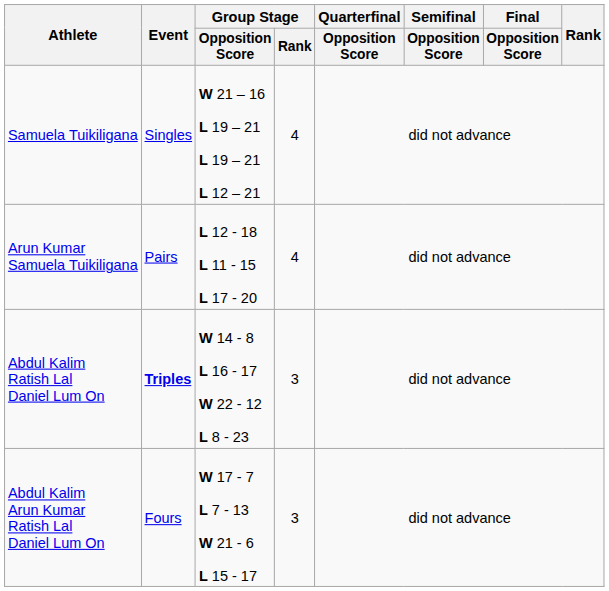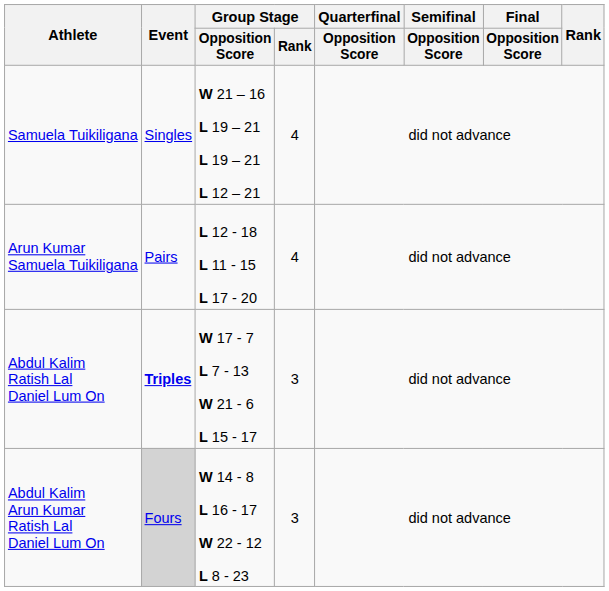(230, 387) W 14 - 8 L 16 - 17 W 22 - 12 L 8 - 23 -> (228, 387) W 17 - 7 L 7 - 13 W 21 - 6 L 15 - 17
(163, 518) no background -> (163, 518) lightgrey background
(228, 526) W 17 - 7 L 7 - 13 W 21 - 6 L 15 - 17 -> (230, 526) W 14 - 8 L 16 - 17 W 22 - 12 L 8 - 23
